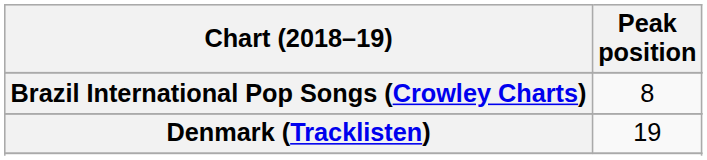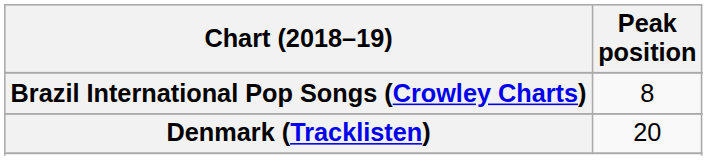(647, 133) 19 -> (647, 133) 20
